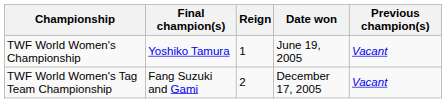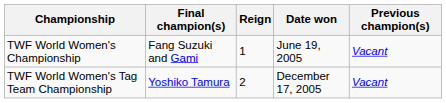(189, 51) Yoshiko Tamura -> (180, 51) Fang Suzuki and Gami
(180, 82) Fang Suzuki and Gami -> (189, 82) Yoshiko Tamura
